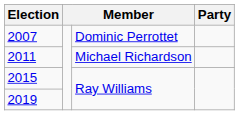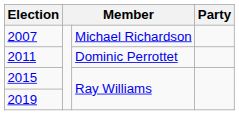(126, 36) Dominic Perrottet -> (133, 36) Michael Richardson
(133, 57) Michael Richardson -> (126, 57) Dominic Perrottet
